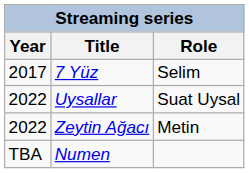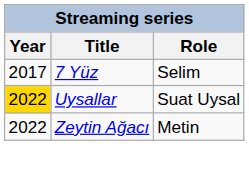(28, 100) no background -> (28, 100) gold background
- row: (82, 154)
